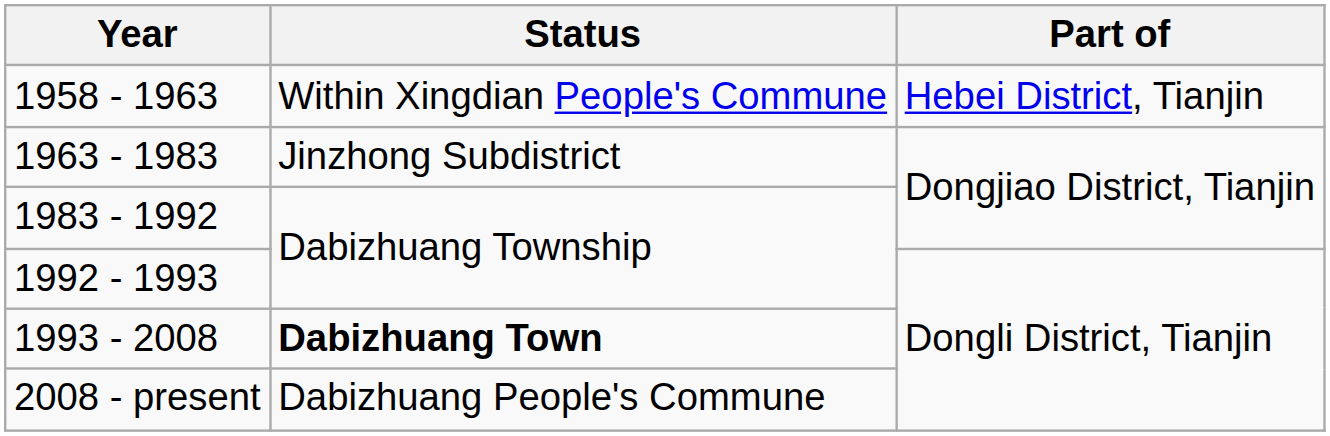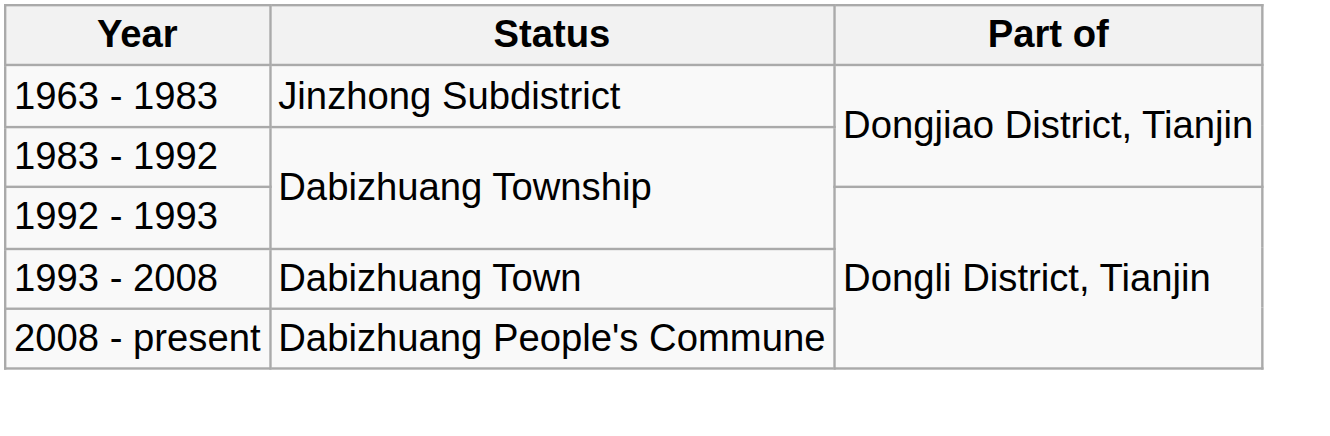- row: (116, 95)
(440, 338) bold -> (430, 277) normal
